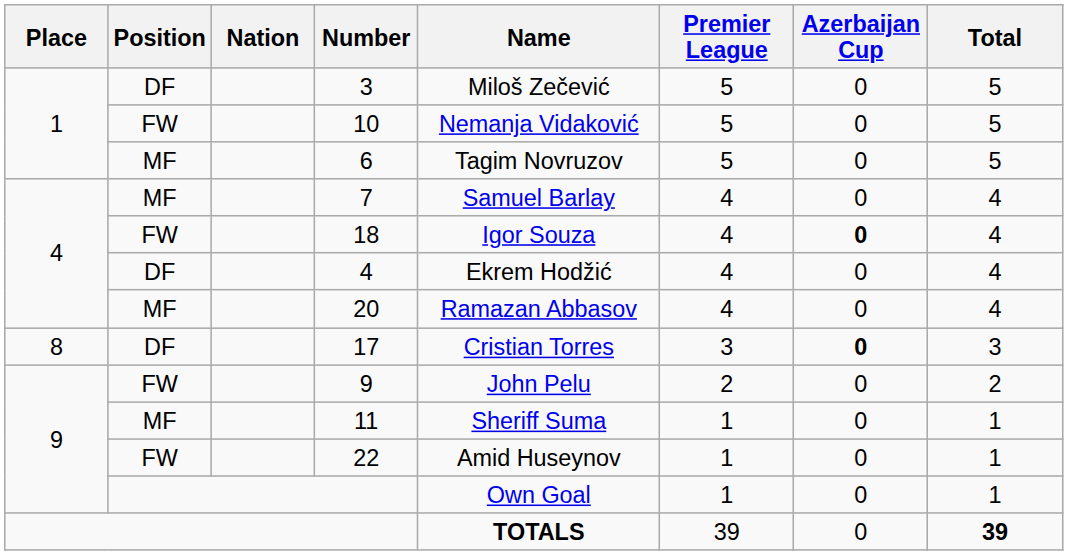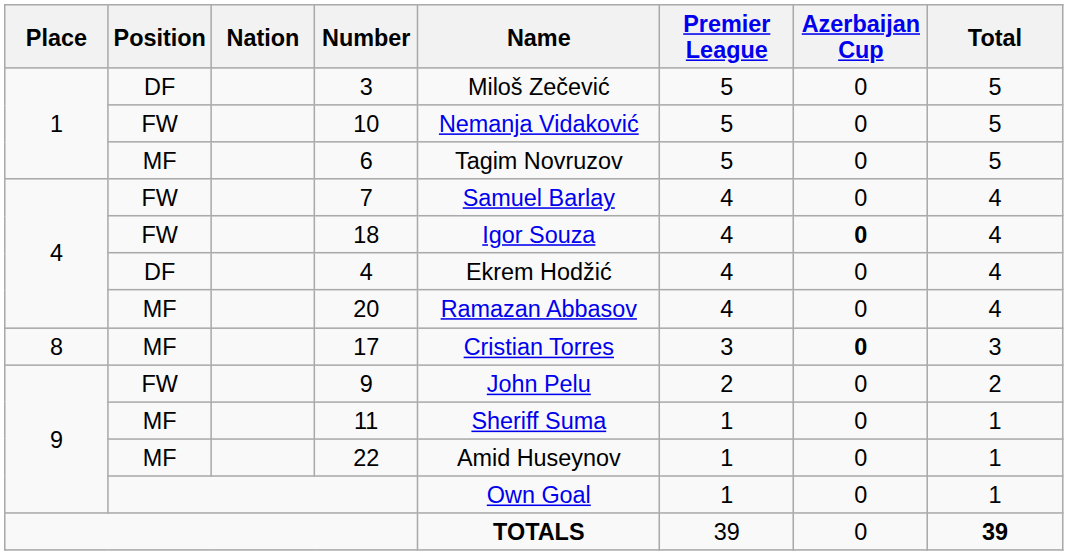(160, 198) MF -> (160, 198) FW
(160, 346) DF -> (160, 346) MF
(160, 457) FW -> (160, 457) MF
